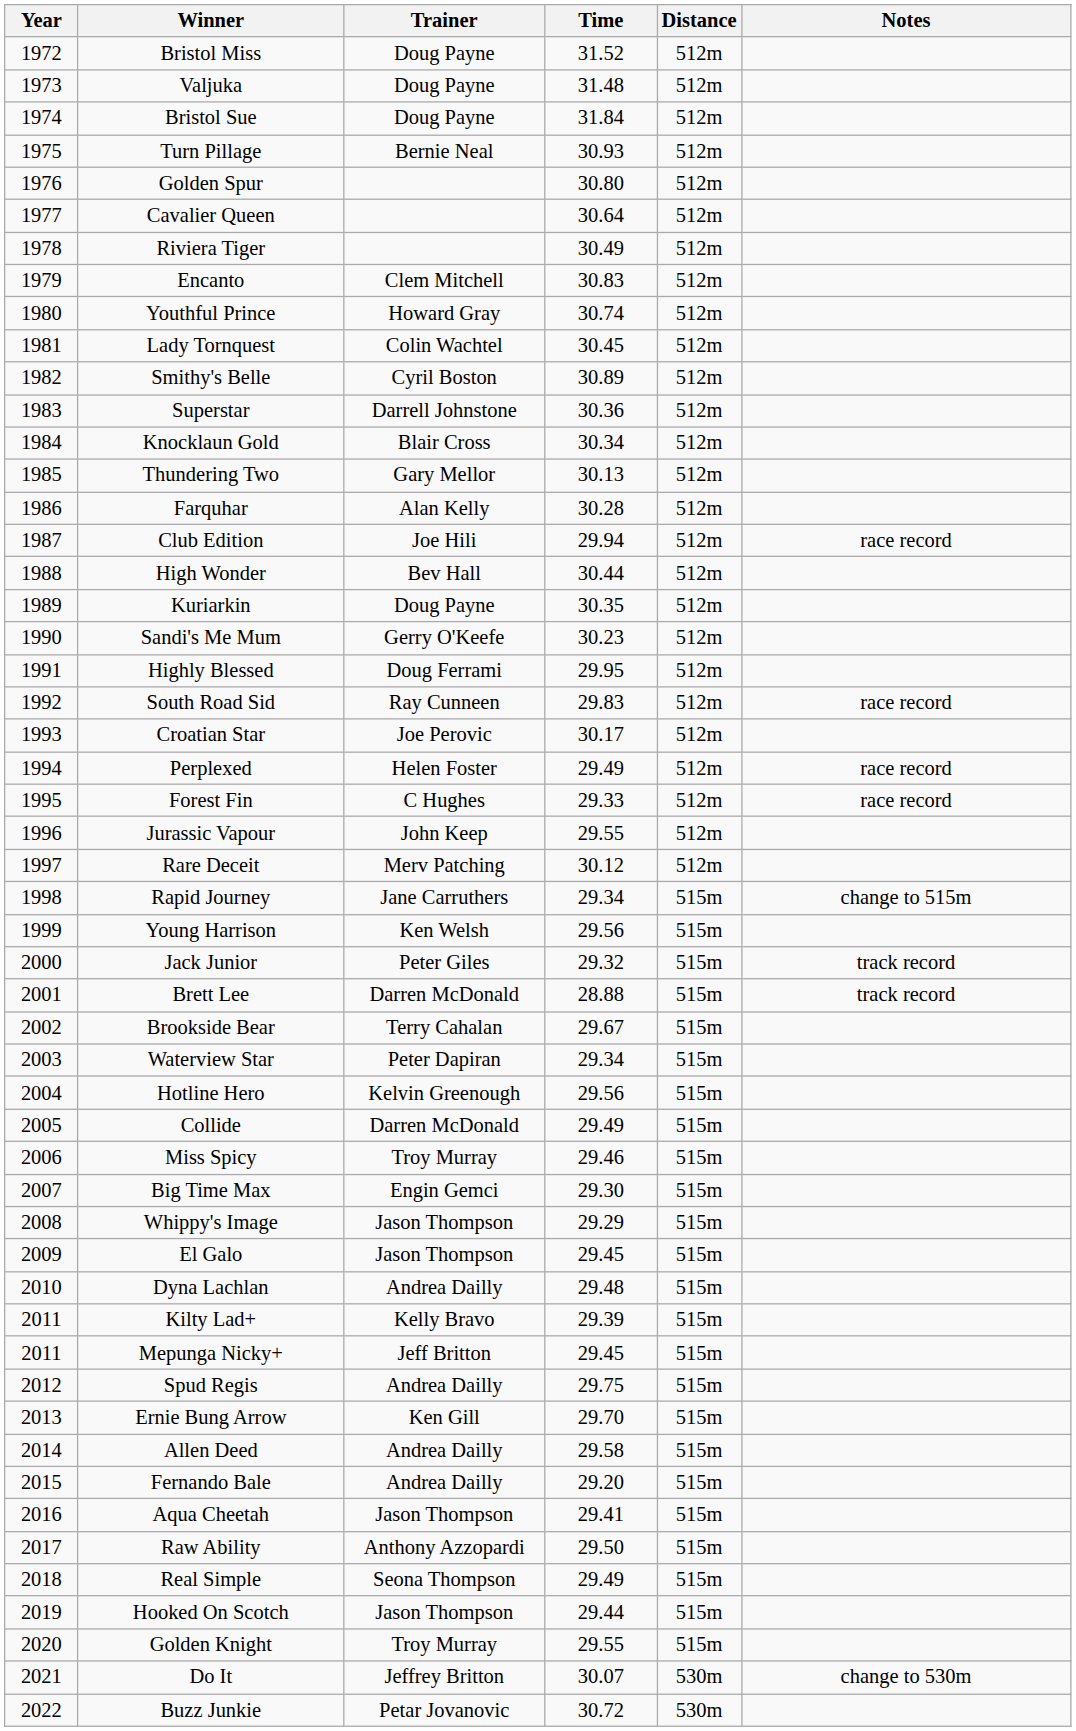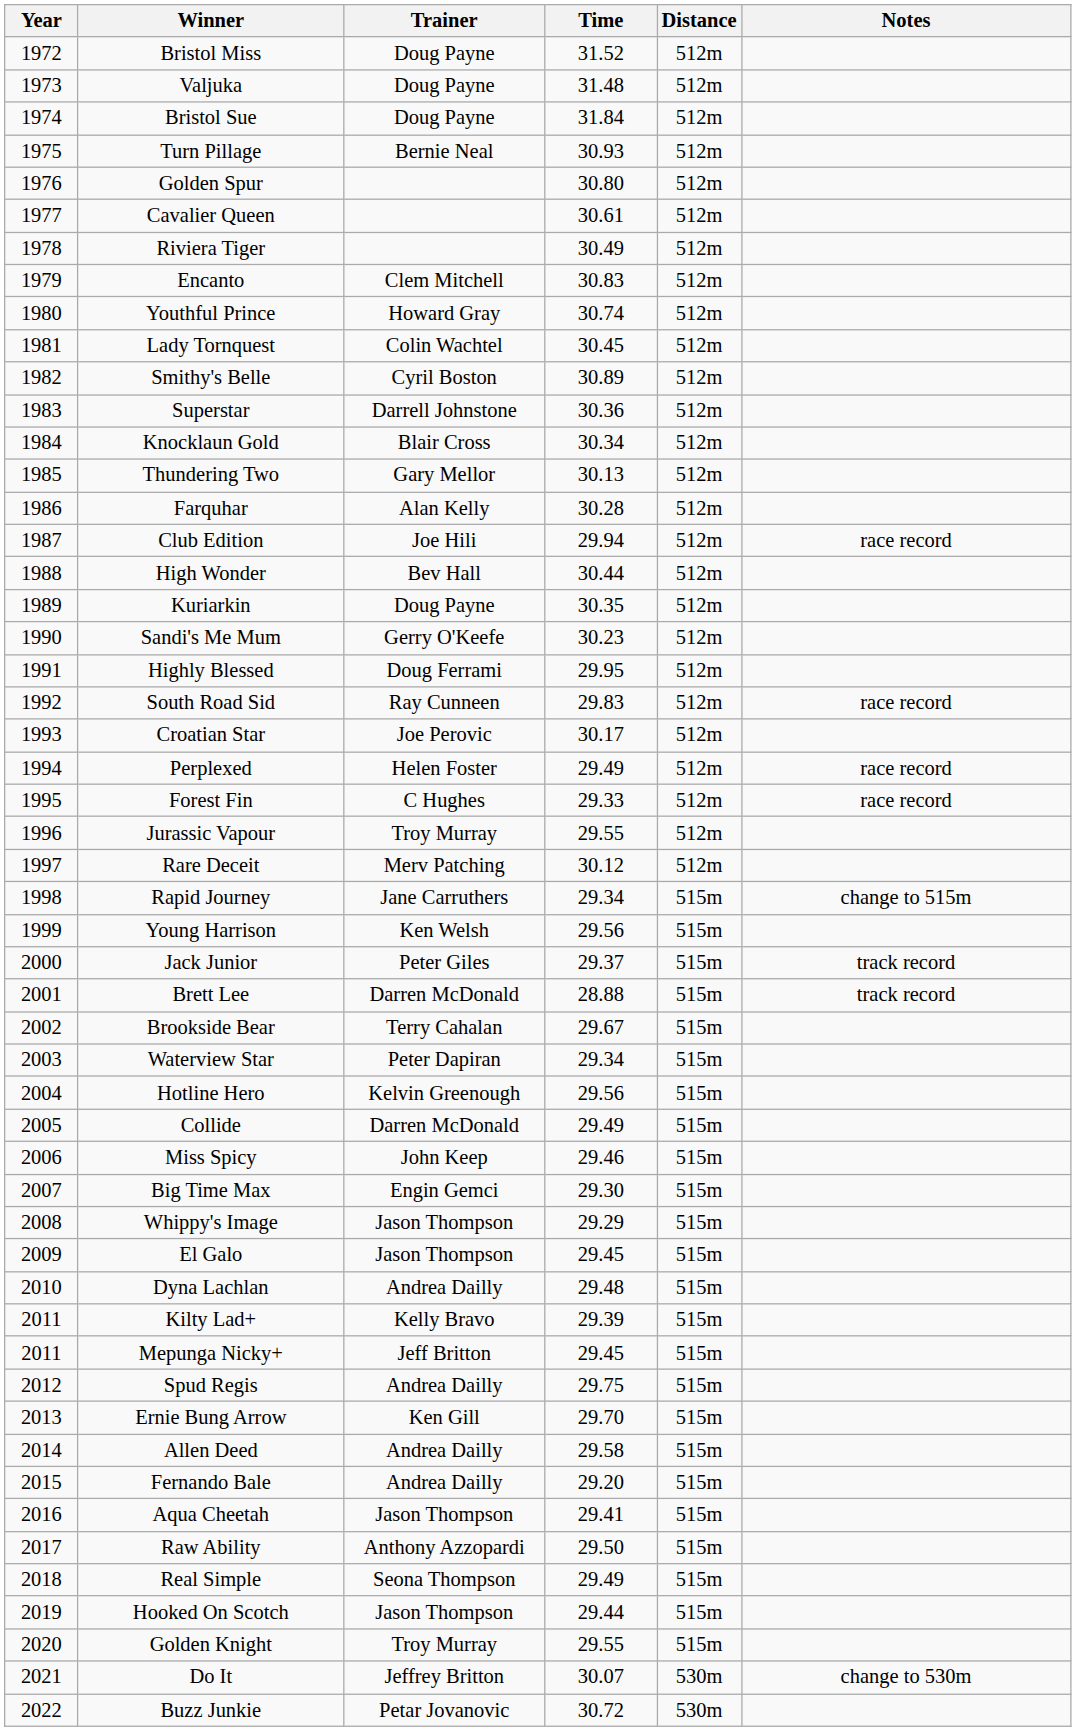(601, 215) 30.64 -> (601, 215) 30.61
(444, 832) John Keep -> (444, 832) Troy Murray
(601, 962) 29.32 -> (601, 962) 29.37
(444, 1157) Troy Murray -> (444, 1157) John Keep
